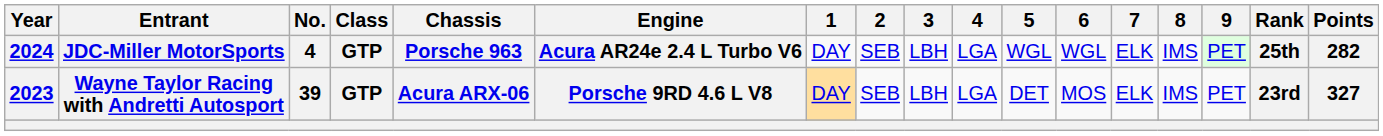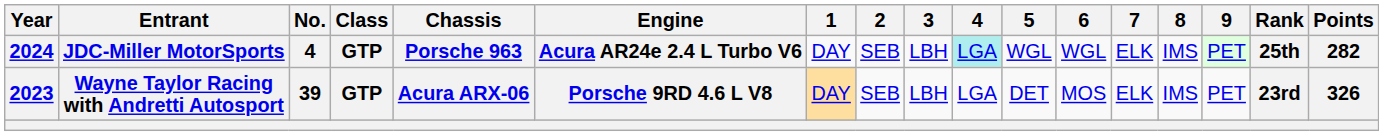(977, 51) no background -> (977, 51) paleturquoise background
(1344, 94) 327 -> (1344, 94) 326
